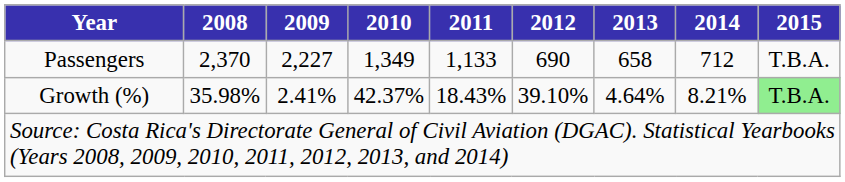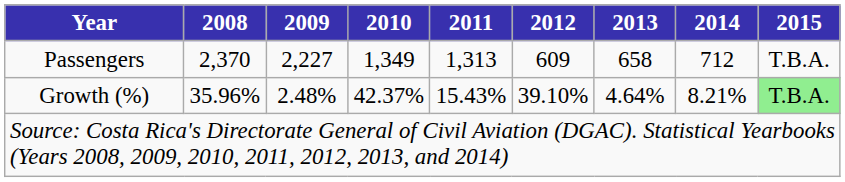(471, 58) 1,133 -> (471, 58) 1,313
(553, 58) 690 -> (553, 58) 609
(225, 95) 35.98% -> (225, 95) 35.96%
(307, 95) 2.41% -> (307, 95) 2.48%
(471, 95) 18.43% -> (471, 95) 15.43%
